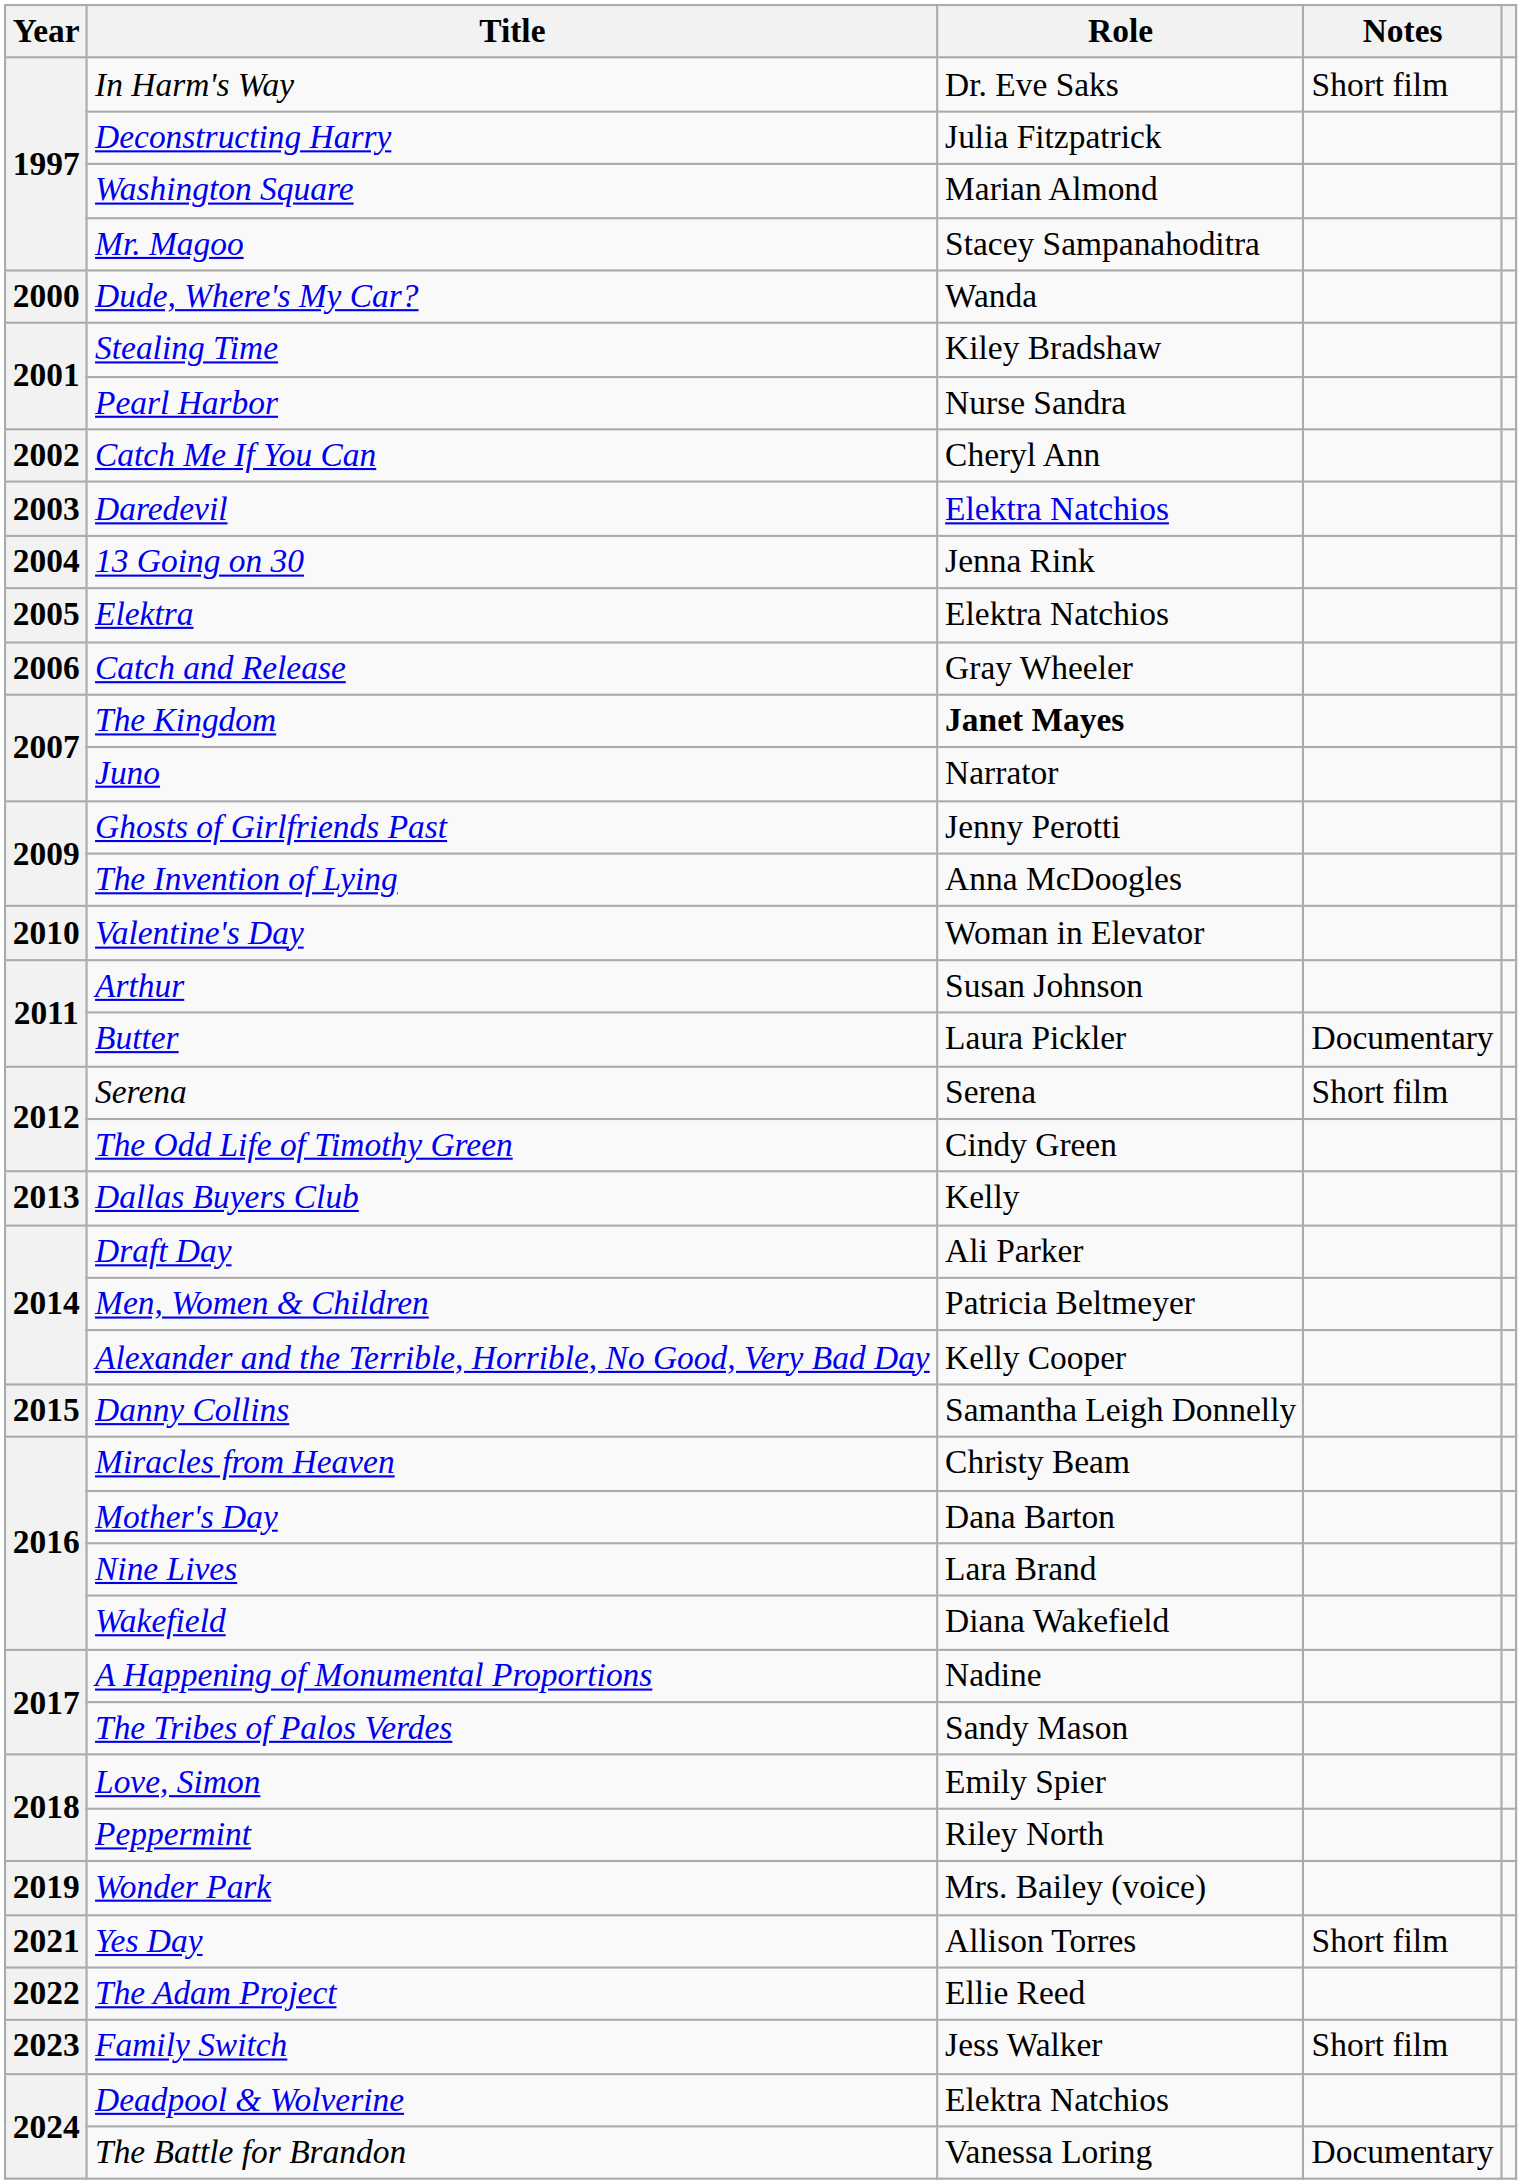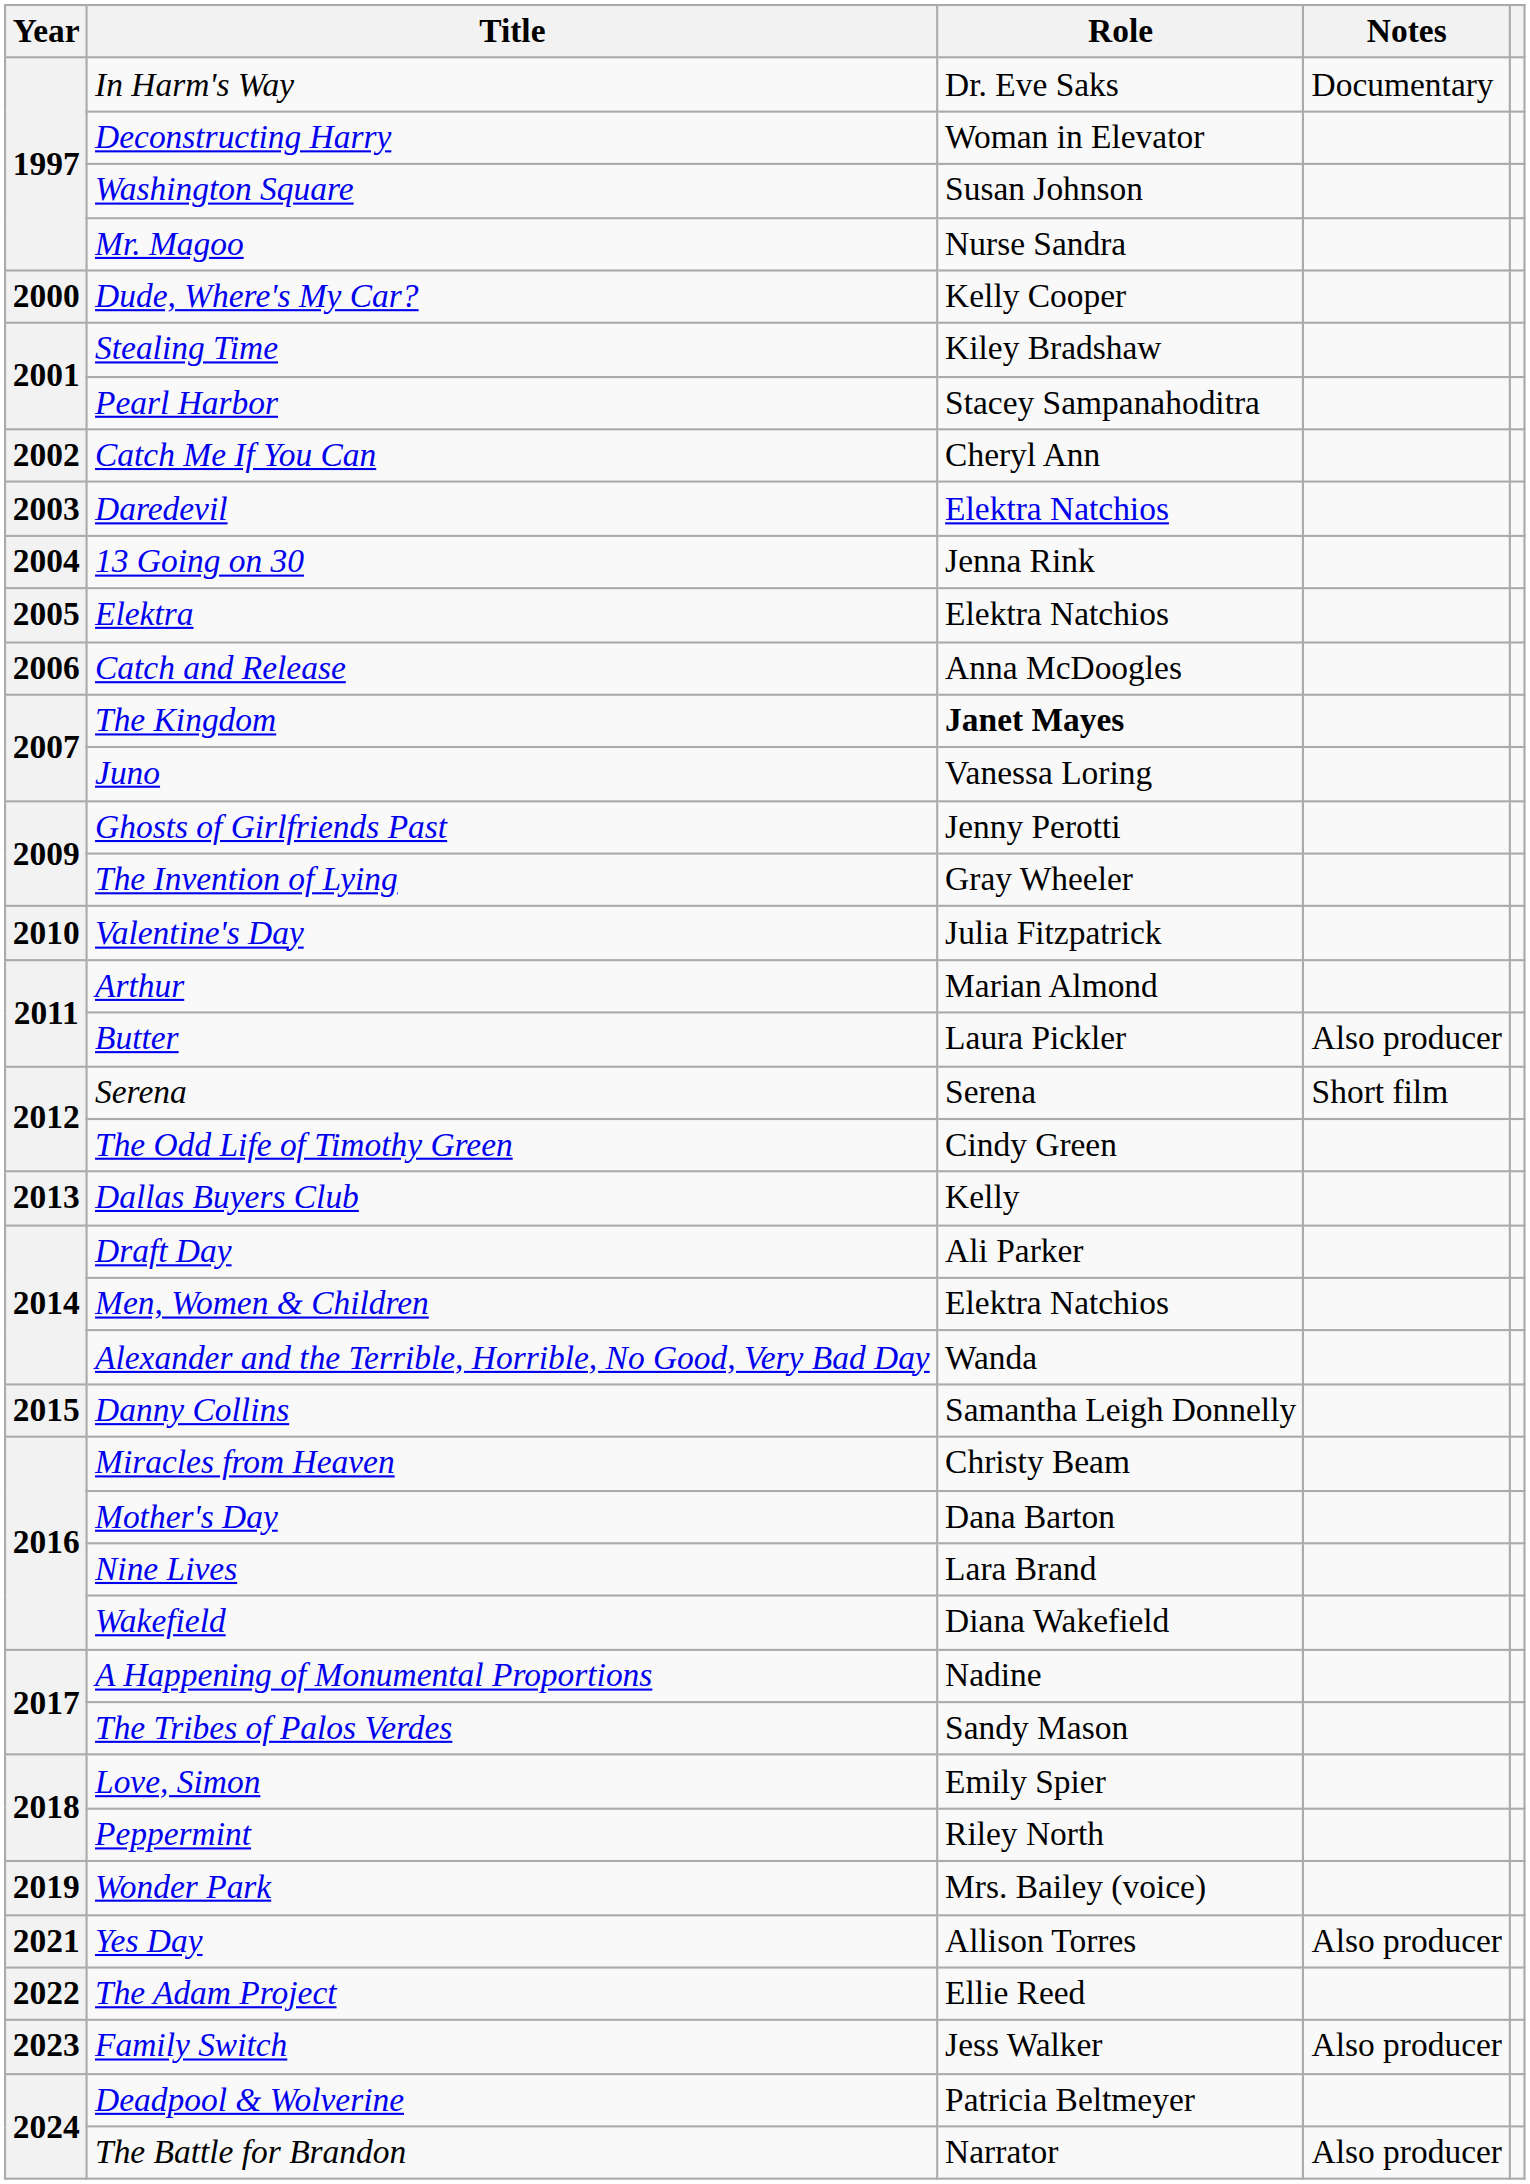(1380, 84) Short film -> (1403, 84) Documentary
(1053, 137) Julia Fitzpatrick -> (1075, 137) Woman in Elevator
(1051, 190) Marian Almond -> (1044, 190) Susan Johnson
(1103, 243) Stacey Sampanahoditra -> (1036, 243) Nurse Sandra
(991, 296) Wanda -> (1036, 296) Kelly Cooper
(1036, 402) Nurse Sandra -> (1103, 402) Stacey Sampanahoditra
(1039, 667) Gray Wheeler -> (1064, 667) Anna McDoogles
(1002, 773) Narrator -> (1049, 773) Vanessa Loring
(1064, 879) Anna McDoogles -> (1039, 879) Gray Wheeler
(1075, 932) Woman in Elevator -> (1053, 932) Julia Fitzpatrick
(1044, 985) Susan Johnson -> (1051, 985) Marian Almond
(1403, 1038) Documentary -> (1407, 1038) Also producer
(1070, 1303) Patricia Beltmeyer -> (1057, 1303) Elektra Natchios
(1036, 1356) Kelly Cooper -> (991, 1356) Wanda
(1380, 1940) Short film -> (1407, 1940) Also producer
(1380, 2046) Short film -> (1407, 2046) Also producer
(1057, 2099) Elektra Natchios -> (1070, 2099) Patricia Beltmeyer
(1049, 2152) Vanessa Loring -> (1002, 2152) Narrator
(1403, 2152) Documentary -> (1407, 2152) Also producer
